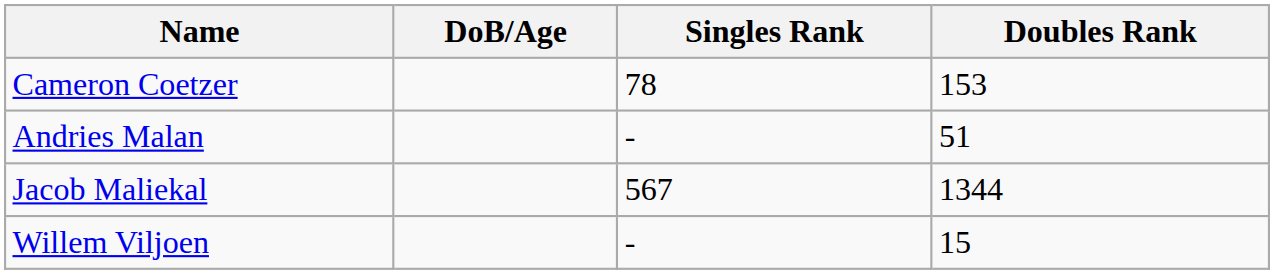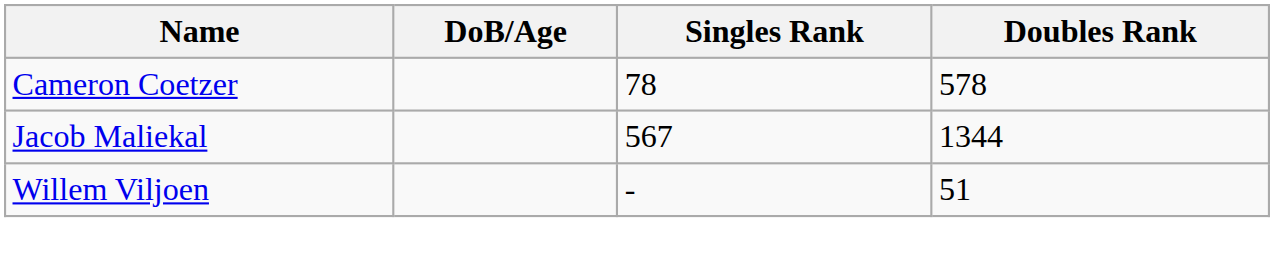(963, 84) 153 -> (963, 84) 578
- row: (108, 136)
(955, 242) 15 -> (955, 189) 51
